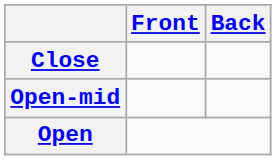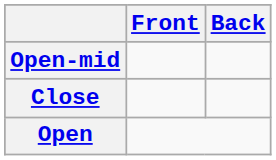rows swapped: (65, 61) <-> (65, 98)
